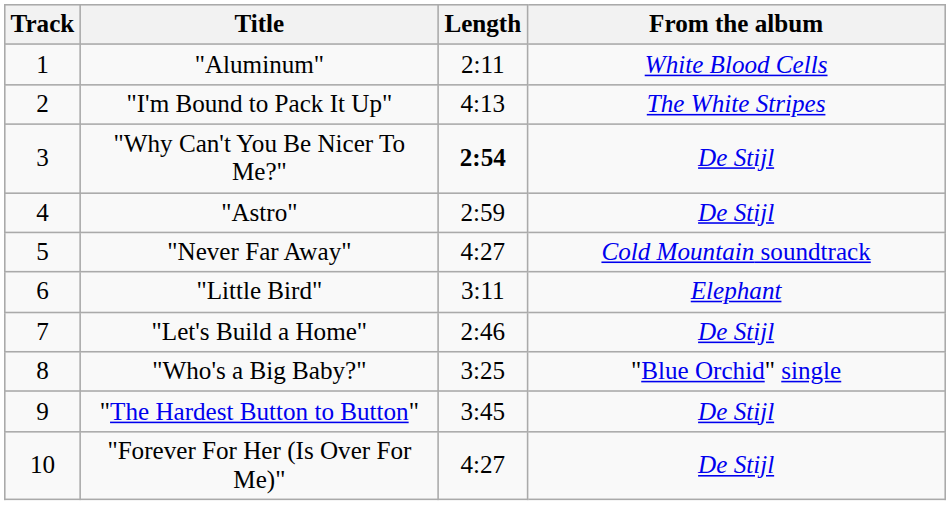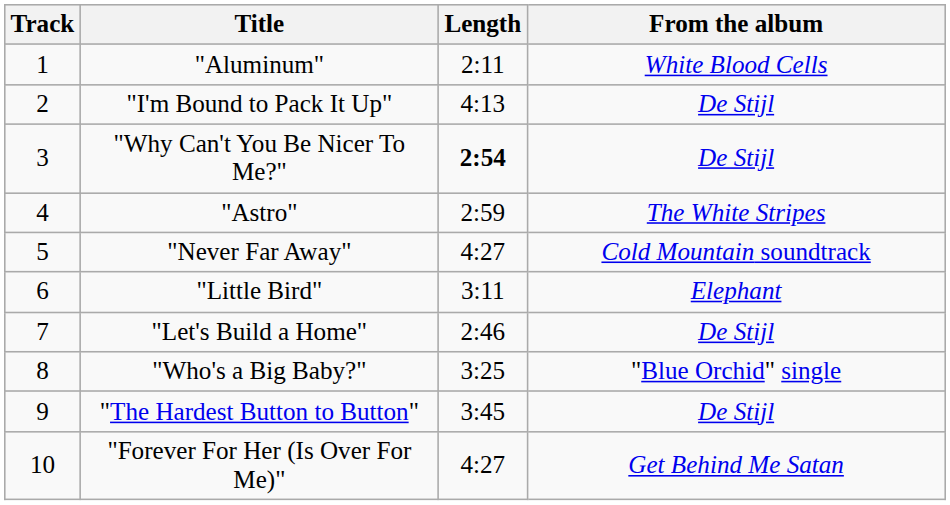(736, 104) The White Stripes -> (736, 104) De Stijl
(736, 212) De Stijl -> (736, 212) The White Stripes
(736, 465) De Stijl -> (736, 465) Get Behind Me Satan
